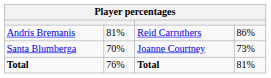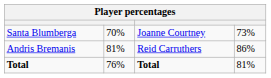rows swapped: (41, 49) <-> (41, 33)
